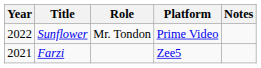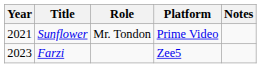(20, 33) 2022 -> (20, 33) 2021
(20, 53) 2021 -> (20, 53) 2023
